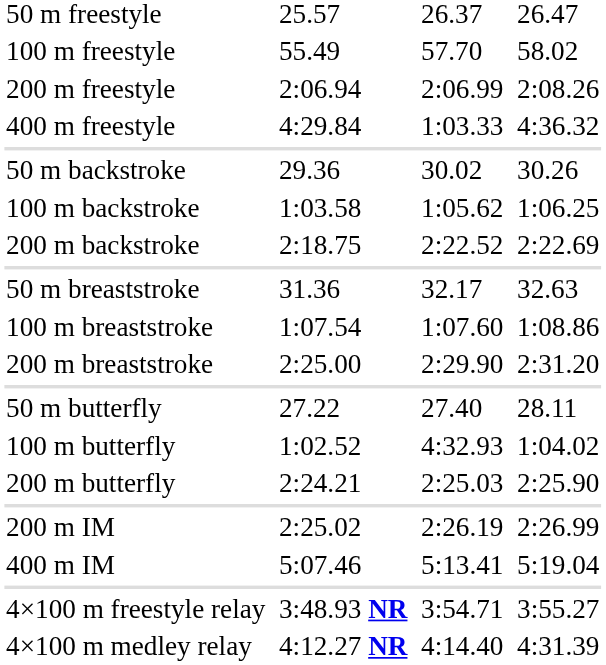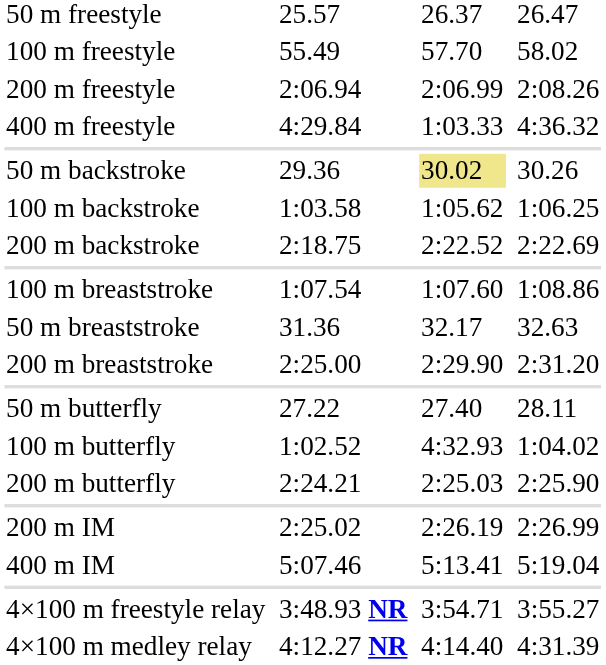(452, 170) no background -> (452, 170) khaki background
rows swapped: (103, 289) <-> (110, 326)
